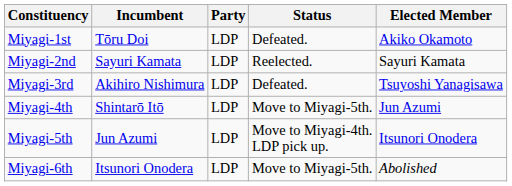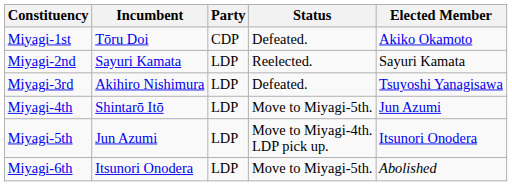(225, 38) LDP -> (225, 38) CDP
